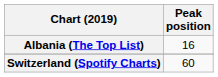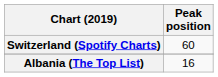rows swapped: (84, 44) <-> (84, 63)
